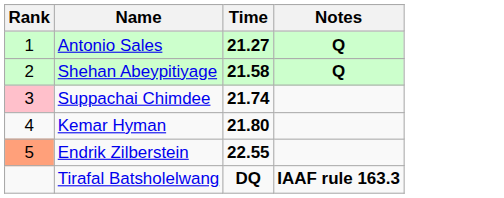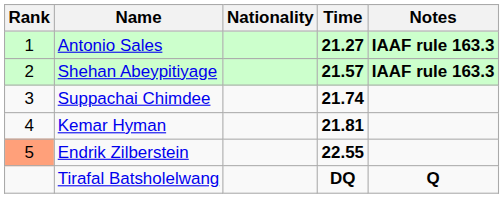+ column: (270, 17)
(339, 44) Q -> (433, 44) IAAF rule 163.3
(248, 71) 21.58 -> (343, 71) 21.57
(339, 71) Q -> (433, 71) IAAF rule 163.3
(29, 98) pink background -> (29, 98) no background
(248, 125) 21.80 -> (343, 125) 21.81
(339, 179) IAAF rule 163.3 -> (433, 179) Q
